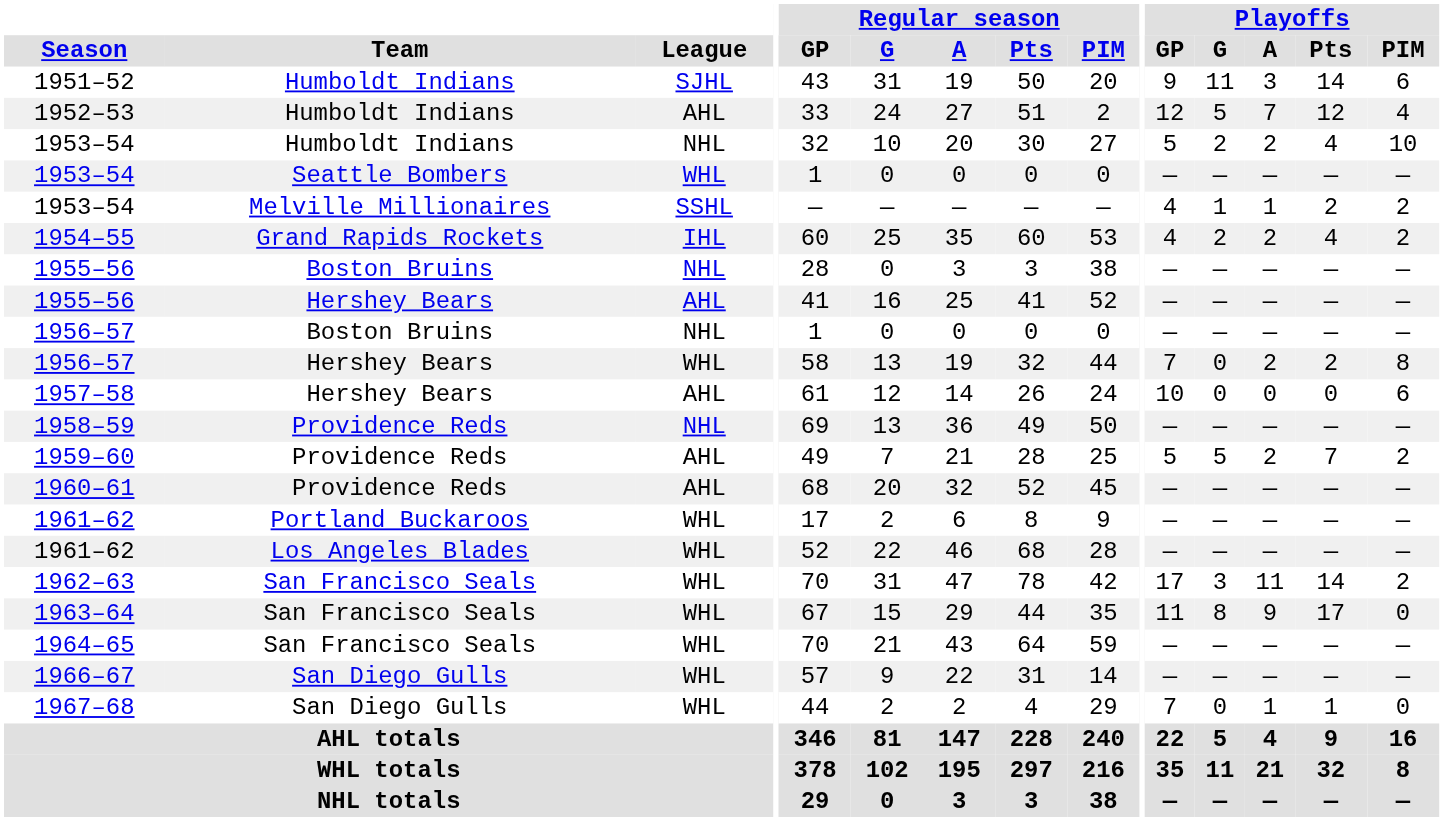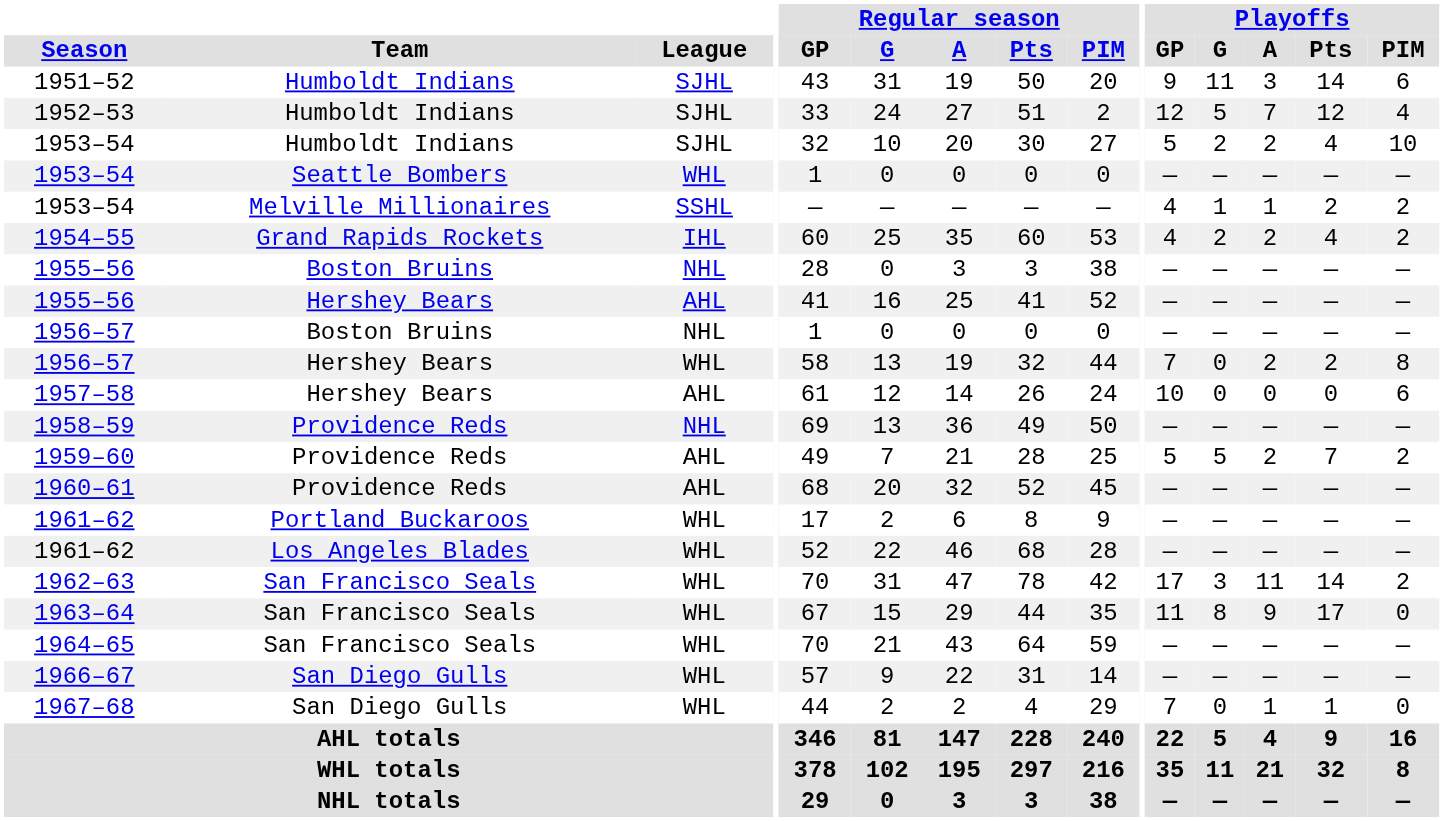(704, 113) AHL -> (704, 113) SJHL
(704, 145) NHL -> (704, 145) SJHL
